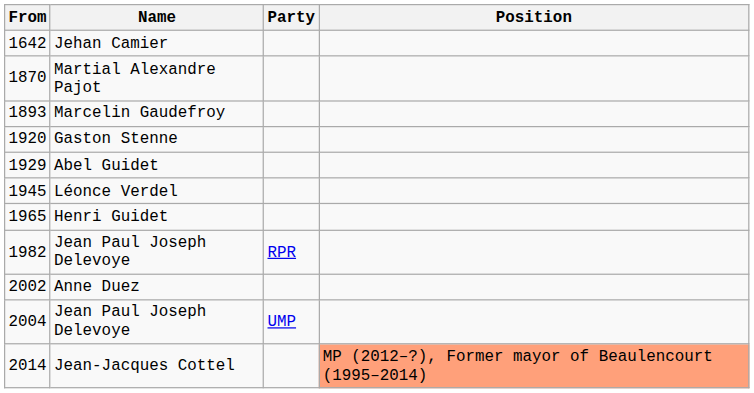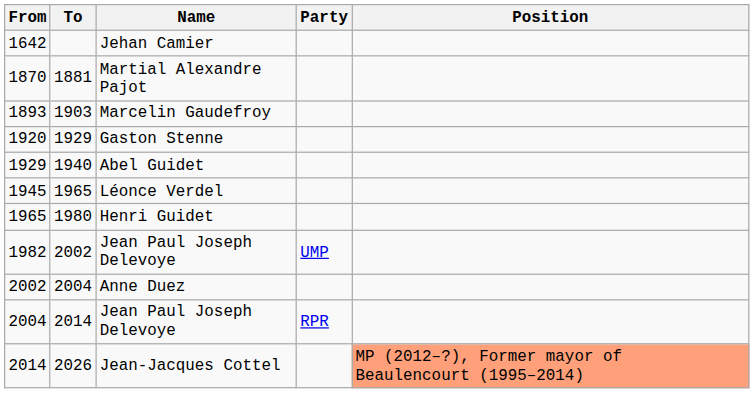+ column: (73, 18)
(282, 252) RPR -> (315, 252) UMP
(282, 322) UMP -> (315, 322) RPR
